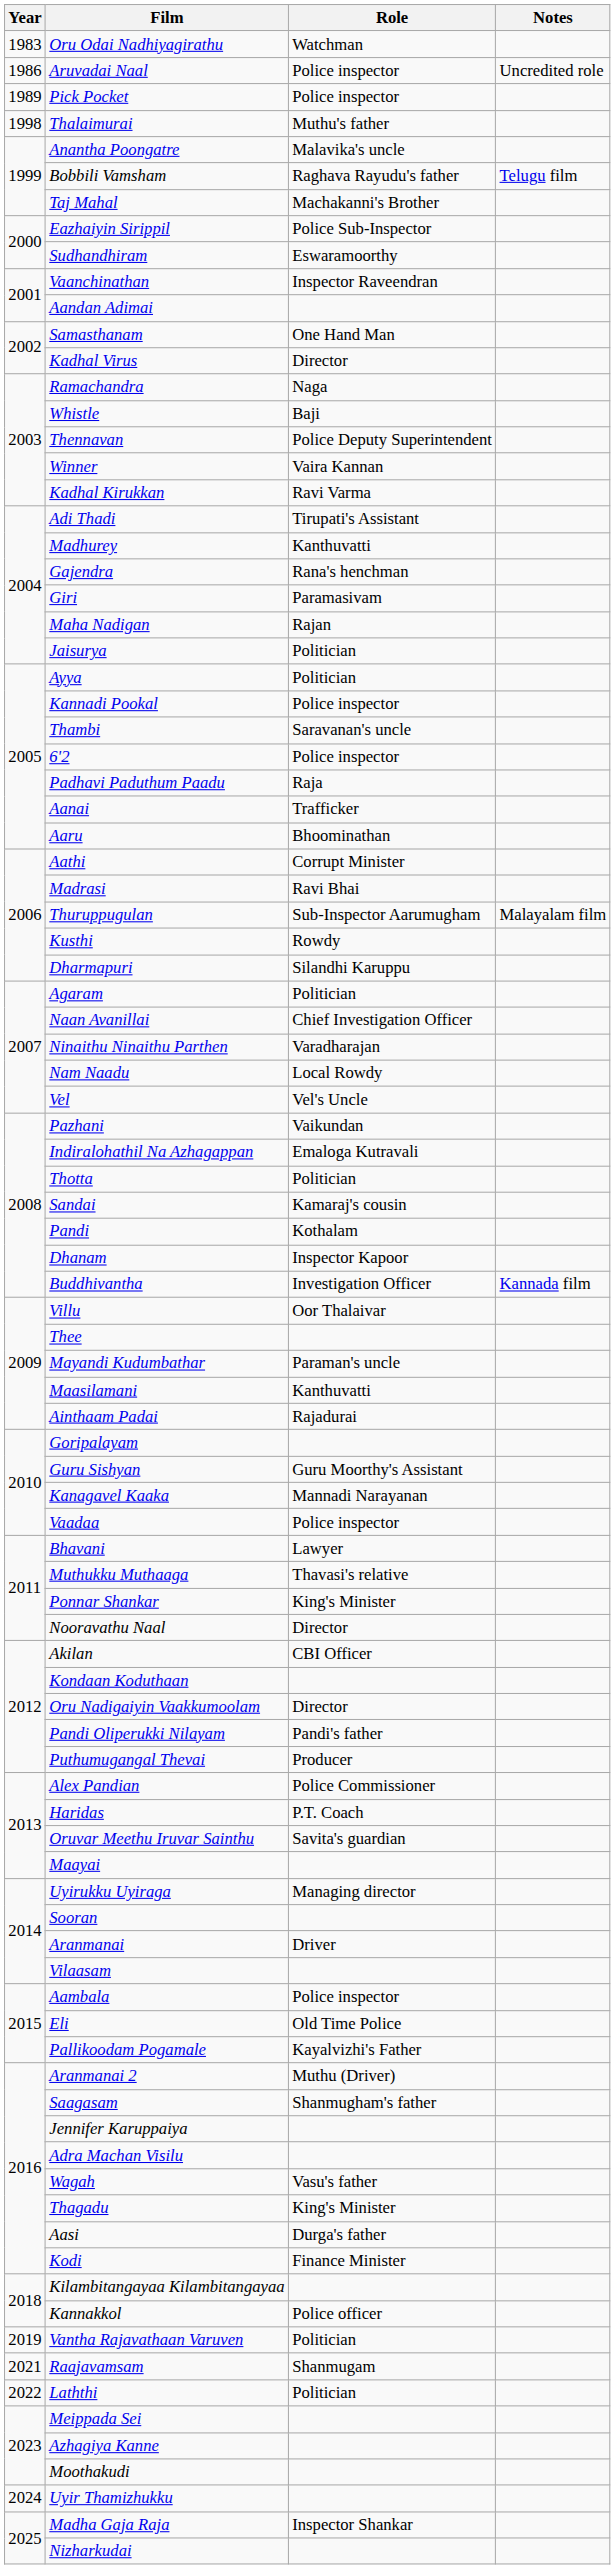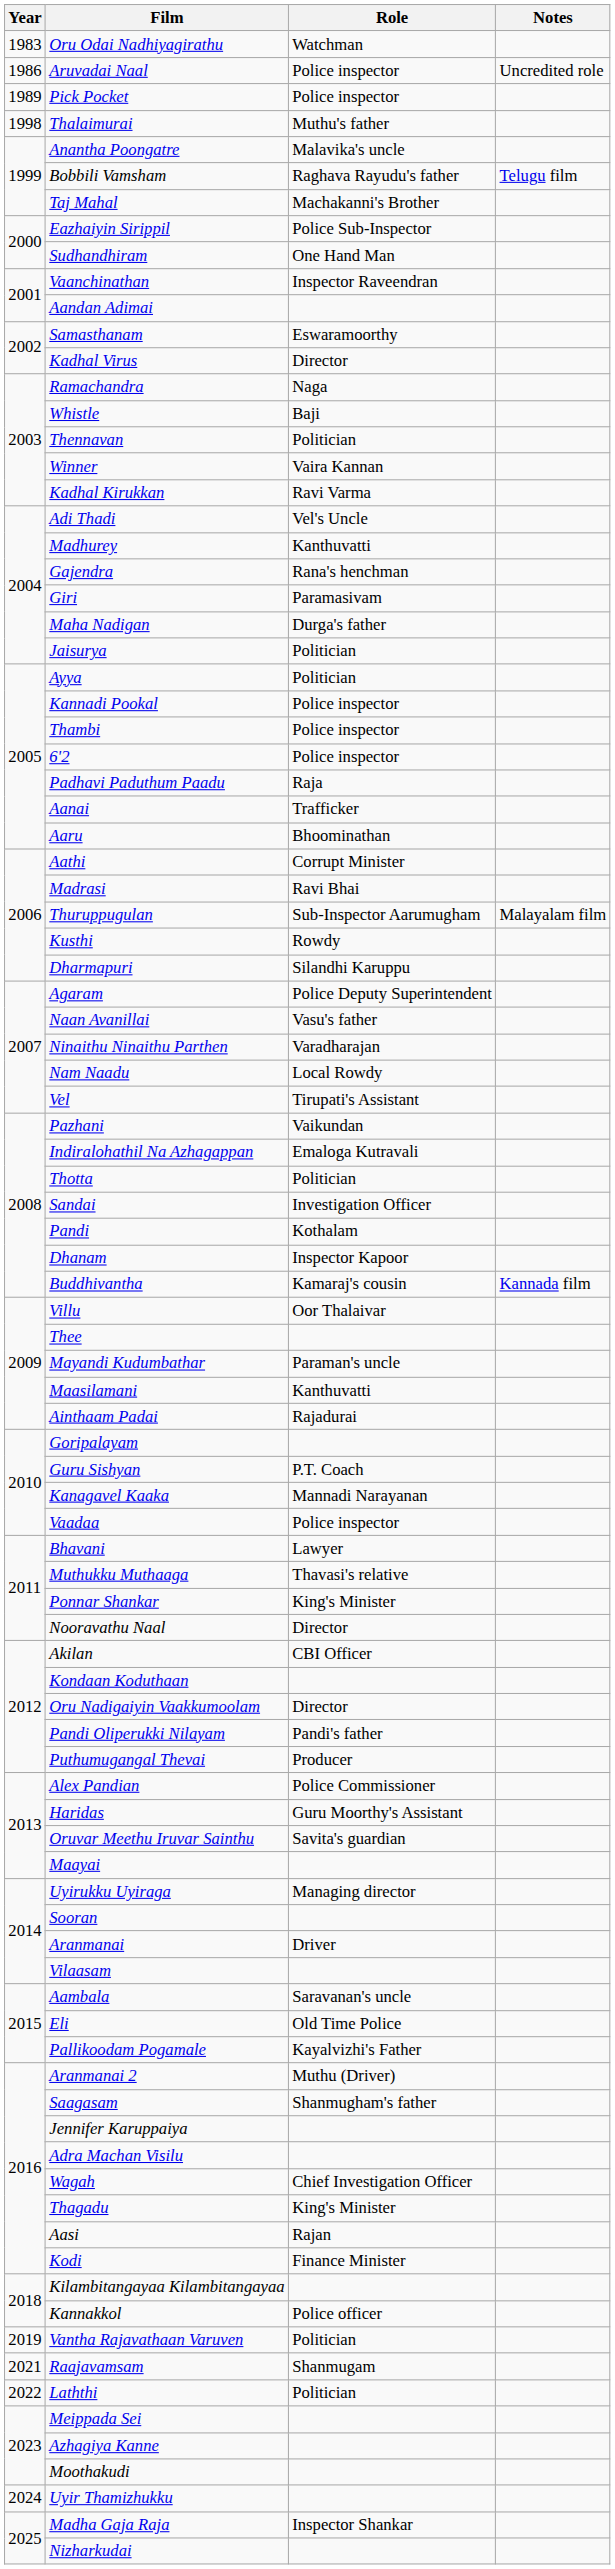(345, 255) Eswaramoorthy -> (344, 255) One Hand Man
(344, 334) One Hand Man -> (345, 334) Eswaramoorthy
(392, 439) Police Deputy Superintendent -> (324, 439) Politician
(356, 519) Tirupati's Assistant -> (330, 519) Vel's Uncle
(312, 624) Rajan -> (339, 624) Durga's father
(352, 730) Saravanan's uncle -> (346, 730) Police inspector
(324, 994) Politician -> (392, 994) Police Deputy Superintendent
(382, 1020) Chief Investigation Officer -> (335, 1020) Vasu's father
(330, 1099) Vel's Uncle -> (356, 1099) Tirupati's Assistant
(349, 1205) Kamaraj's cousin -> (362, 1205) Investigation Officer
(362, 1284) Investigation Officer -> (349, 1284) Kamaraj's cousin
(377, 1469) Guru Moorthy's Assistant -> (328, 1469) P.T. Coach
(328, 1812) P.T. Coach -> (377, 1812) Guru Moorthy's Assistant
(346, 1996) Police inspector -> (352, 1996) Saravanan's uncle
(335, 2181) Vasu's father -> (382, 2181) Chief Investigation Officer
(339, 2234) Durga's father -> (312, 2234) Rajan
